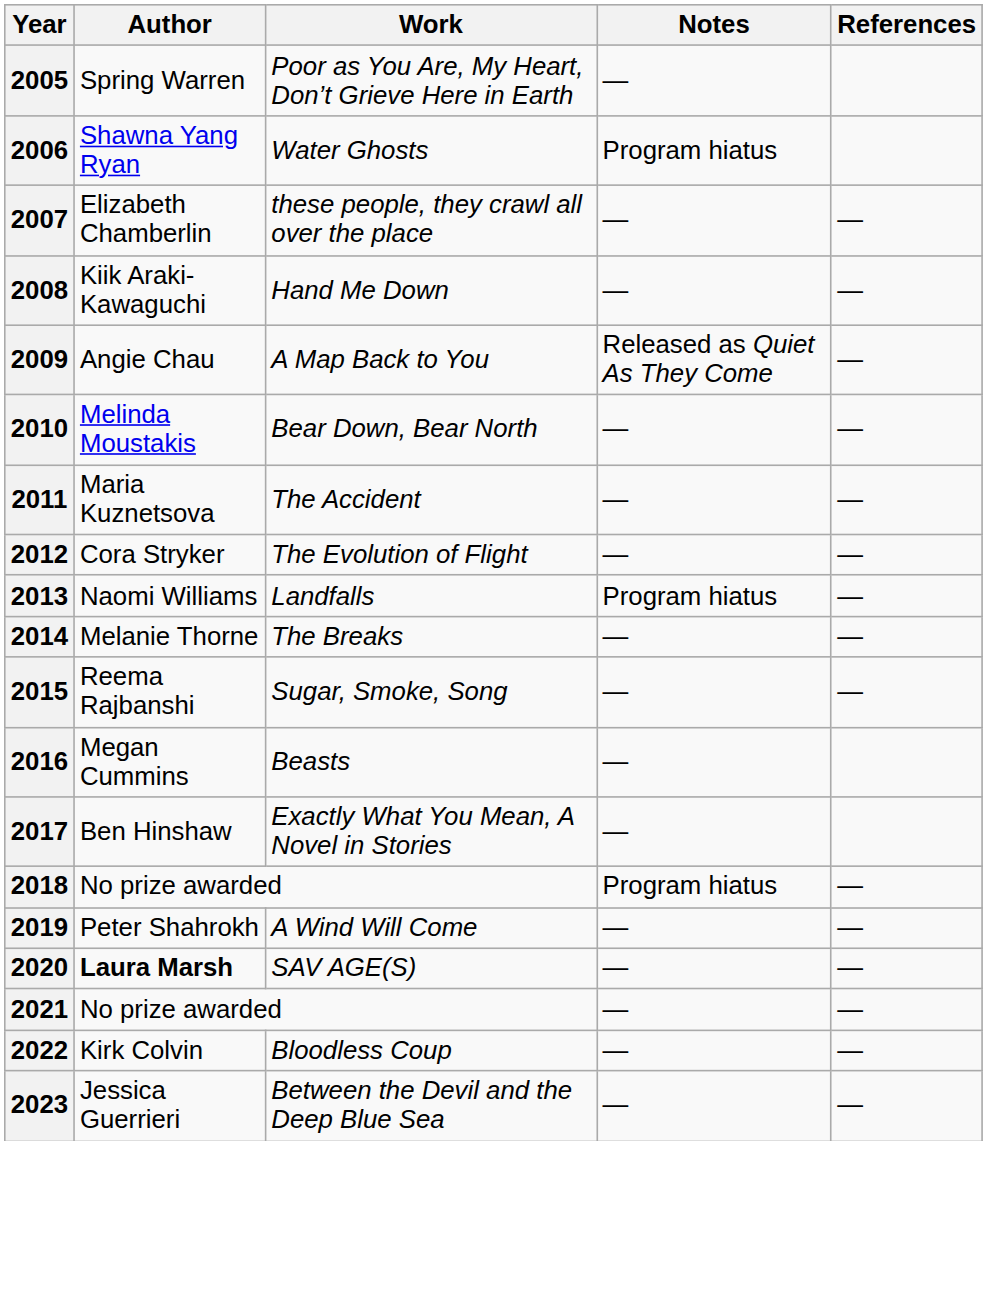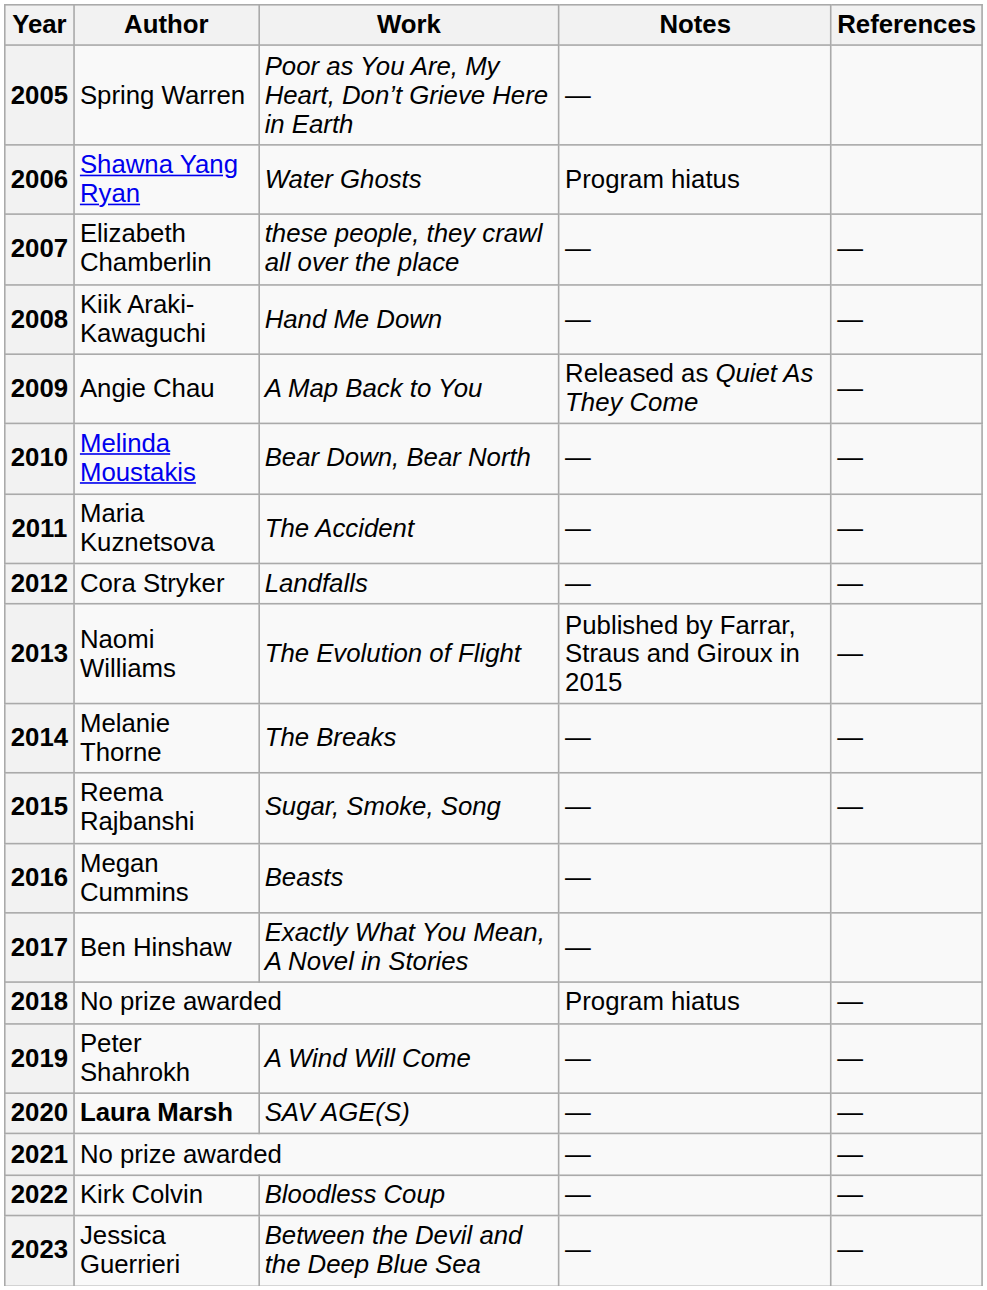(399, 554) The Evolution of Flight -> (316, 583) Landfalls
(323, 595) Landfalls -> (393, 653) The Evolution of Flight
(690, 595) Program hiatus -> (683, 653) Published by Farrar, Straus and Giroux in 2015
